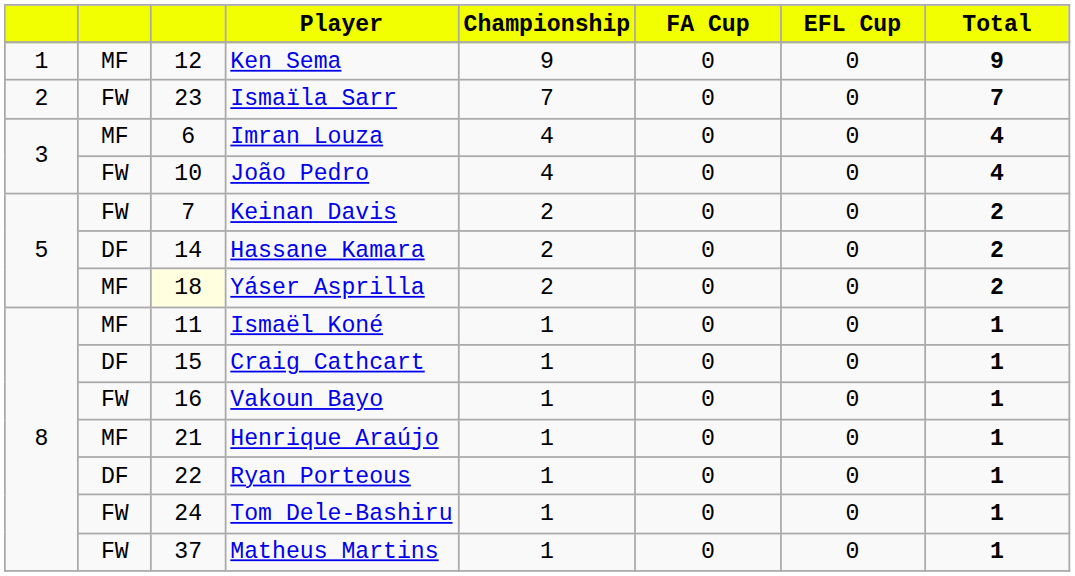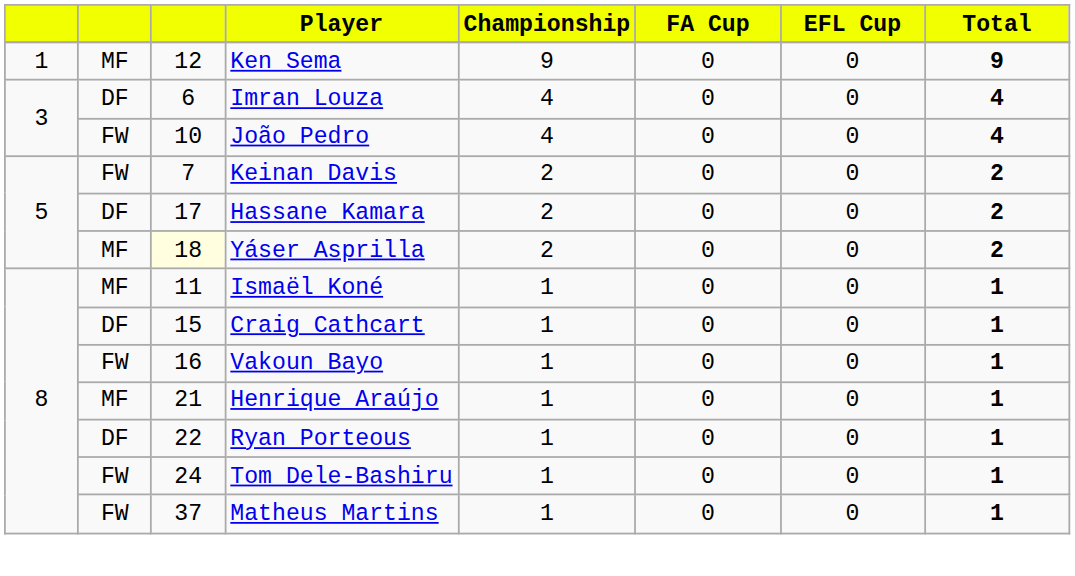- row: (314, 99)
(115, 137) MF -> (115, 99) DF
(188, 250) 14 -> (188, 212) 17
